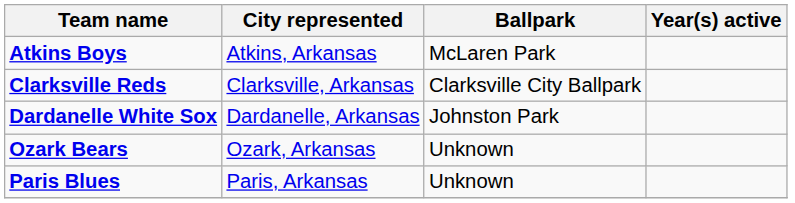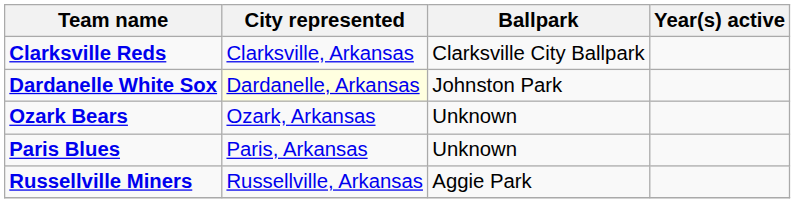- row: (68, 52)
(323, 117) no background -> (323, 85) lightyellow background
+ row: (101, 181)
